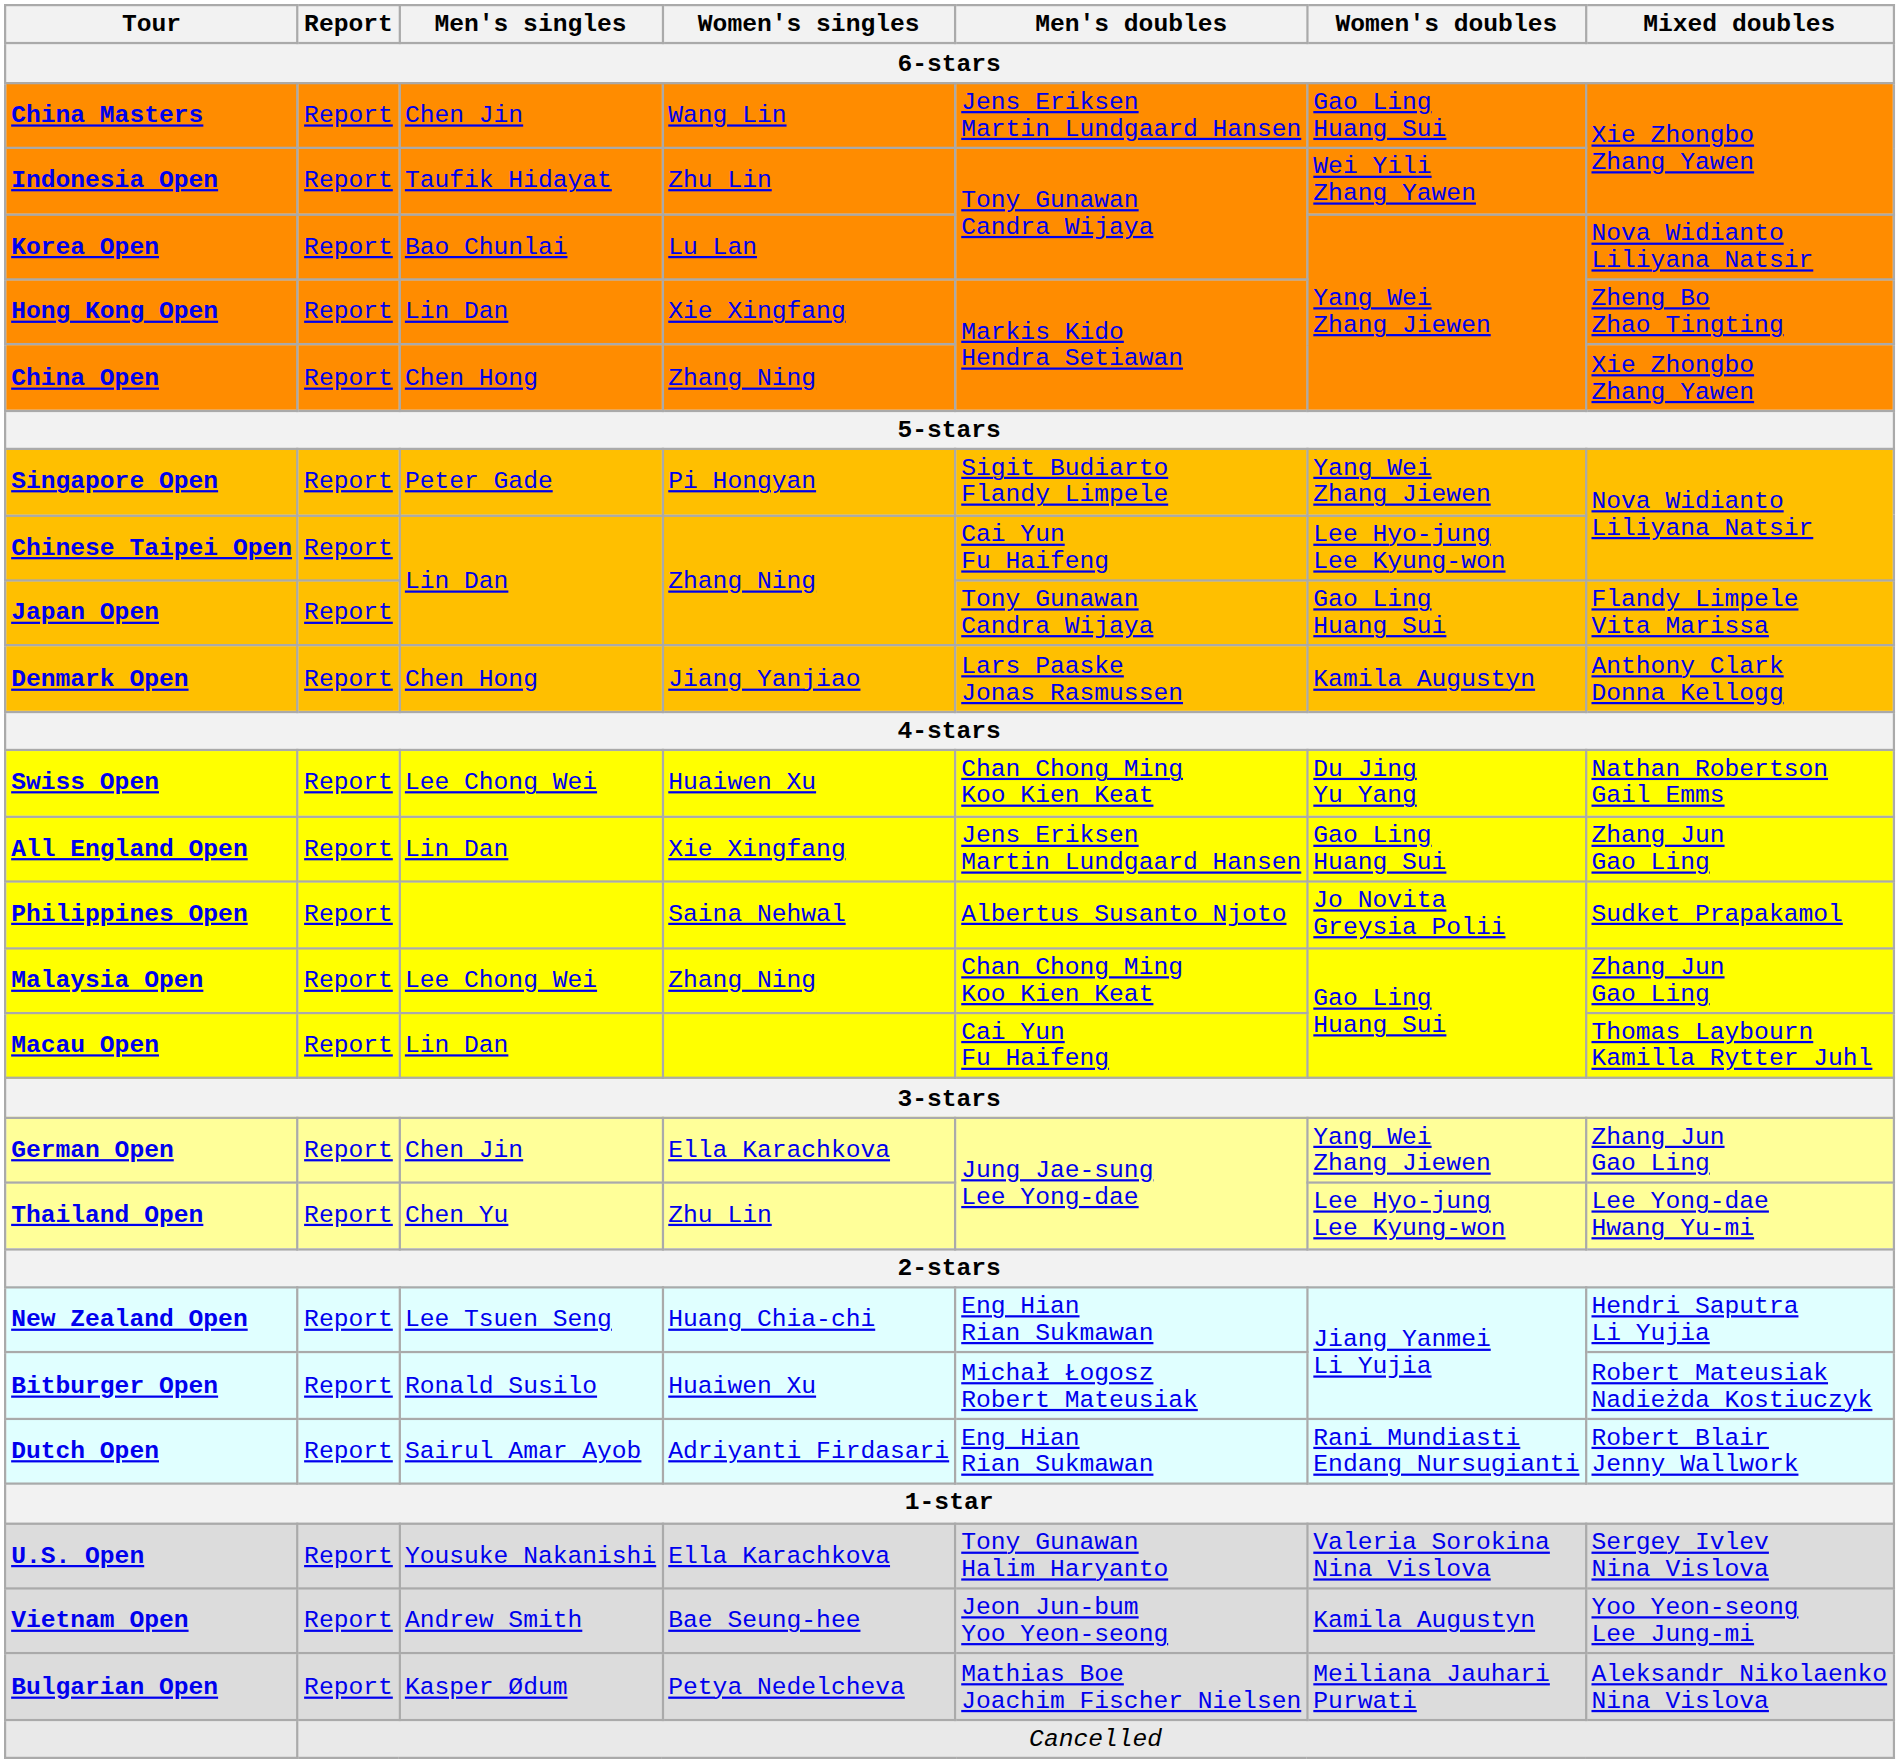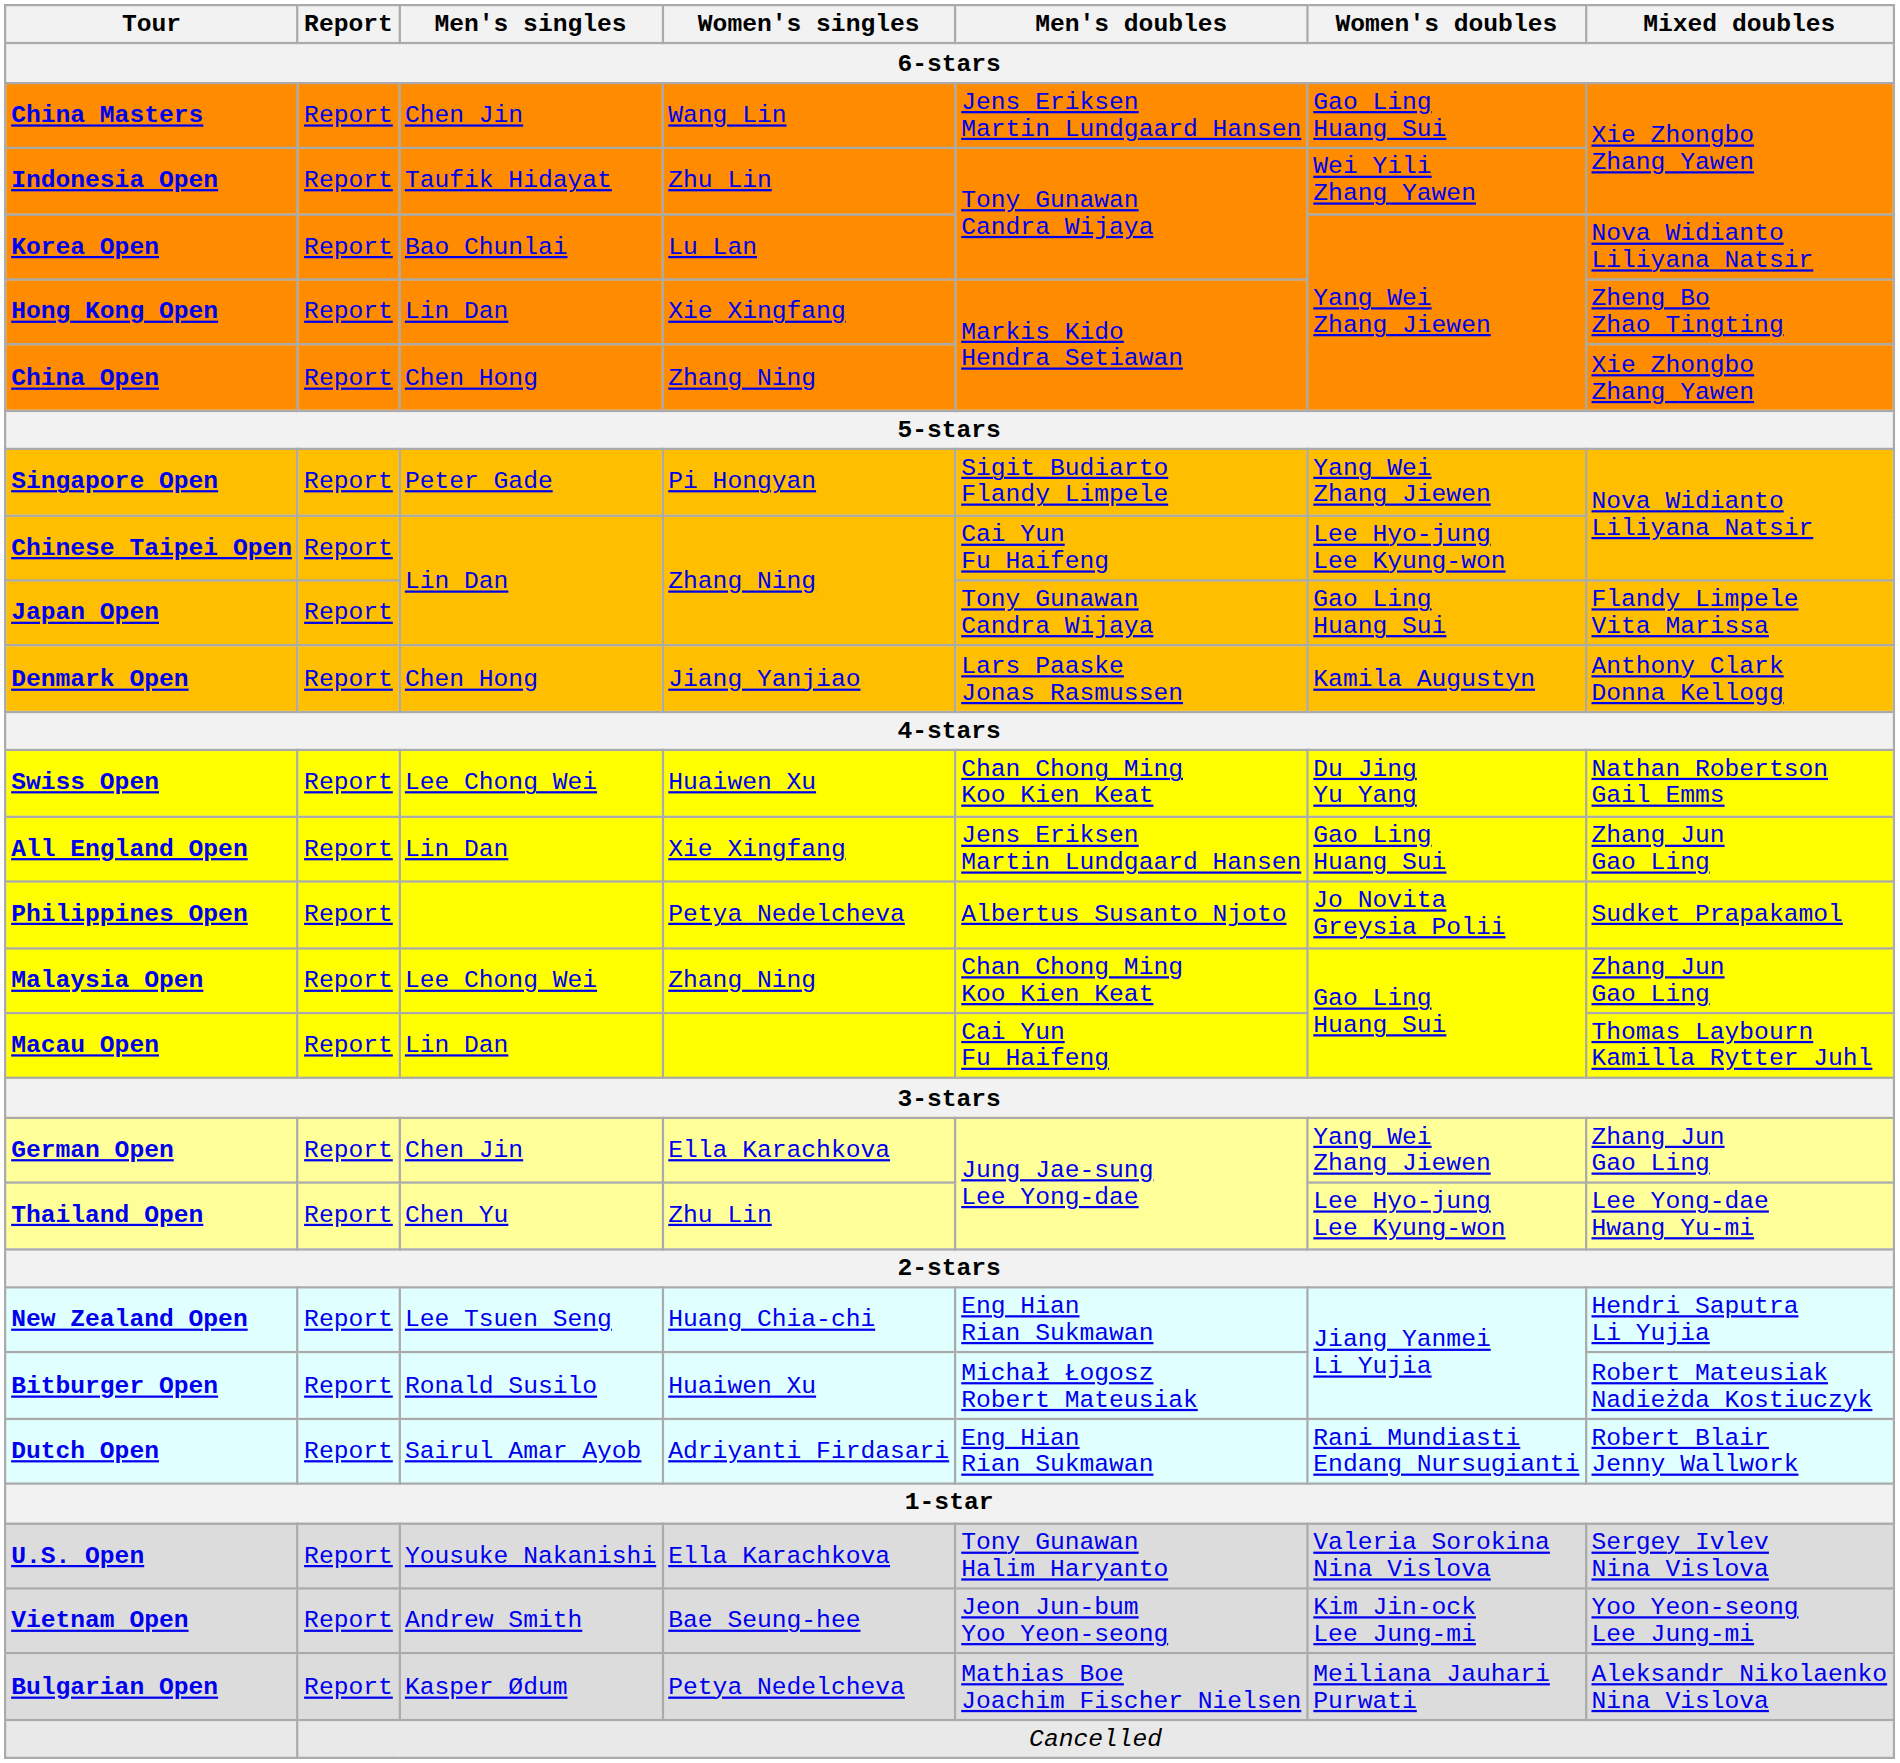(757, 915) Saina Nehwal -> (787, 915) Petya Nedelcheva
(1424, 1621) Kamila Augustyn -> (1395, 1621) Kim Jin-ock Lee Jung-mi
